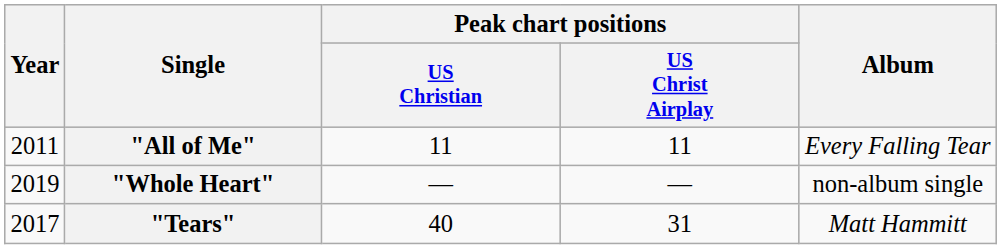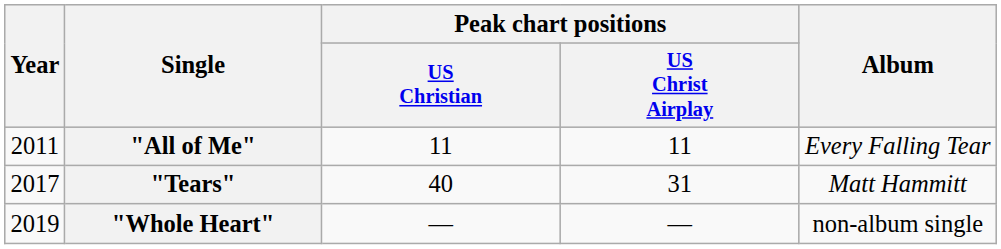rows swapped: (193, 223) <-> (193, 184)
